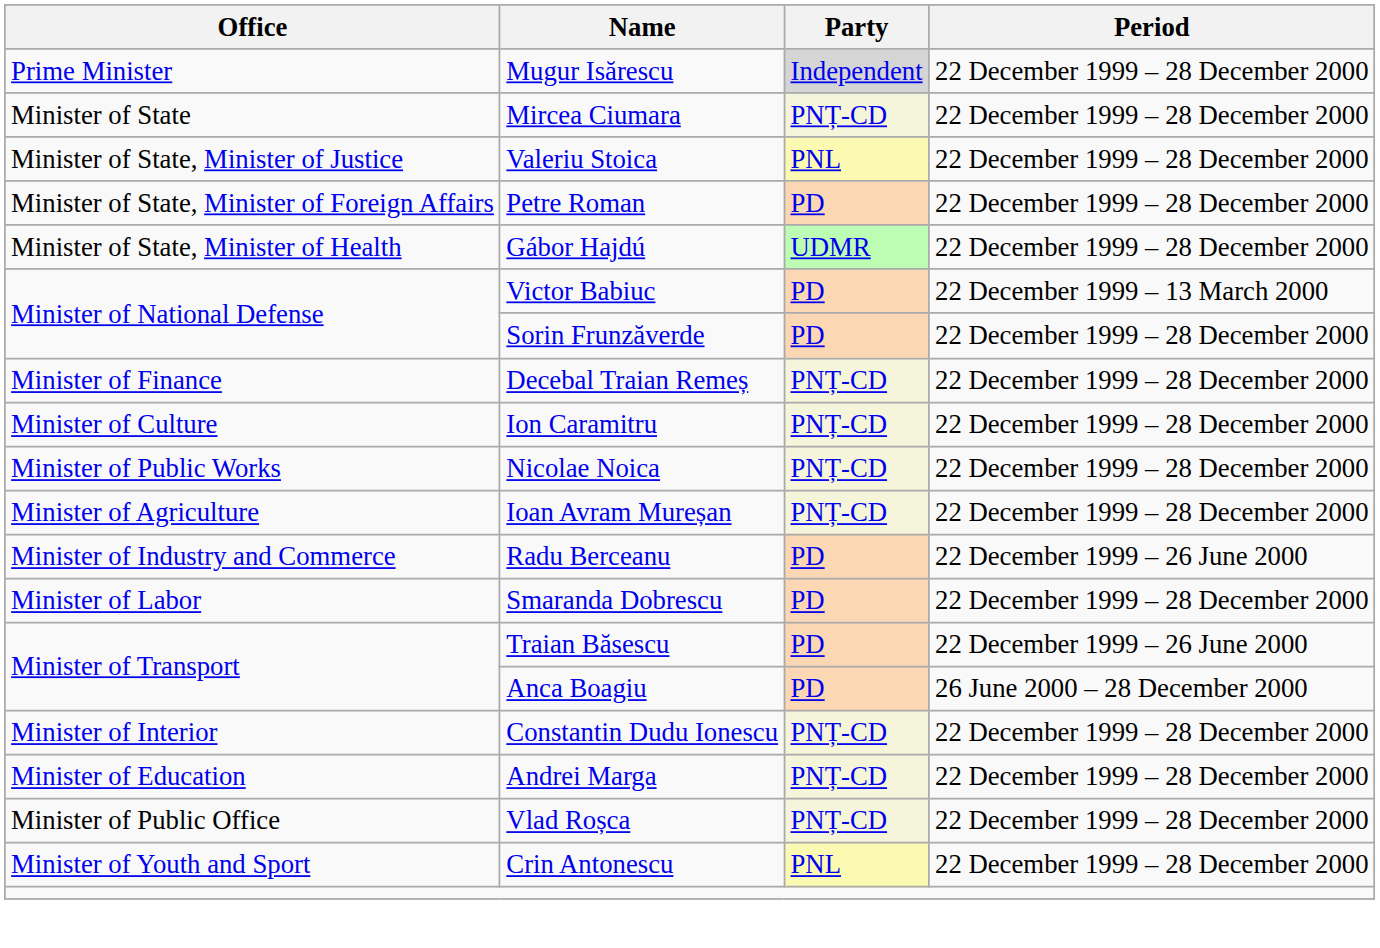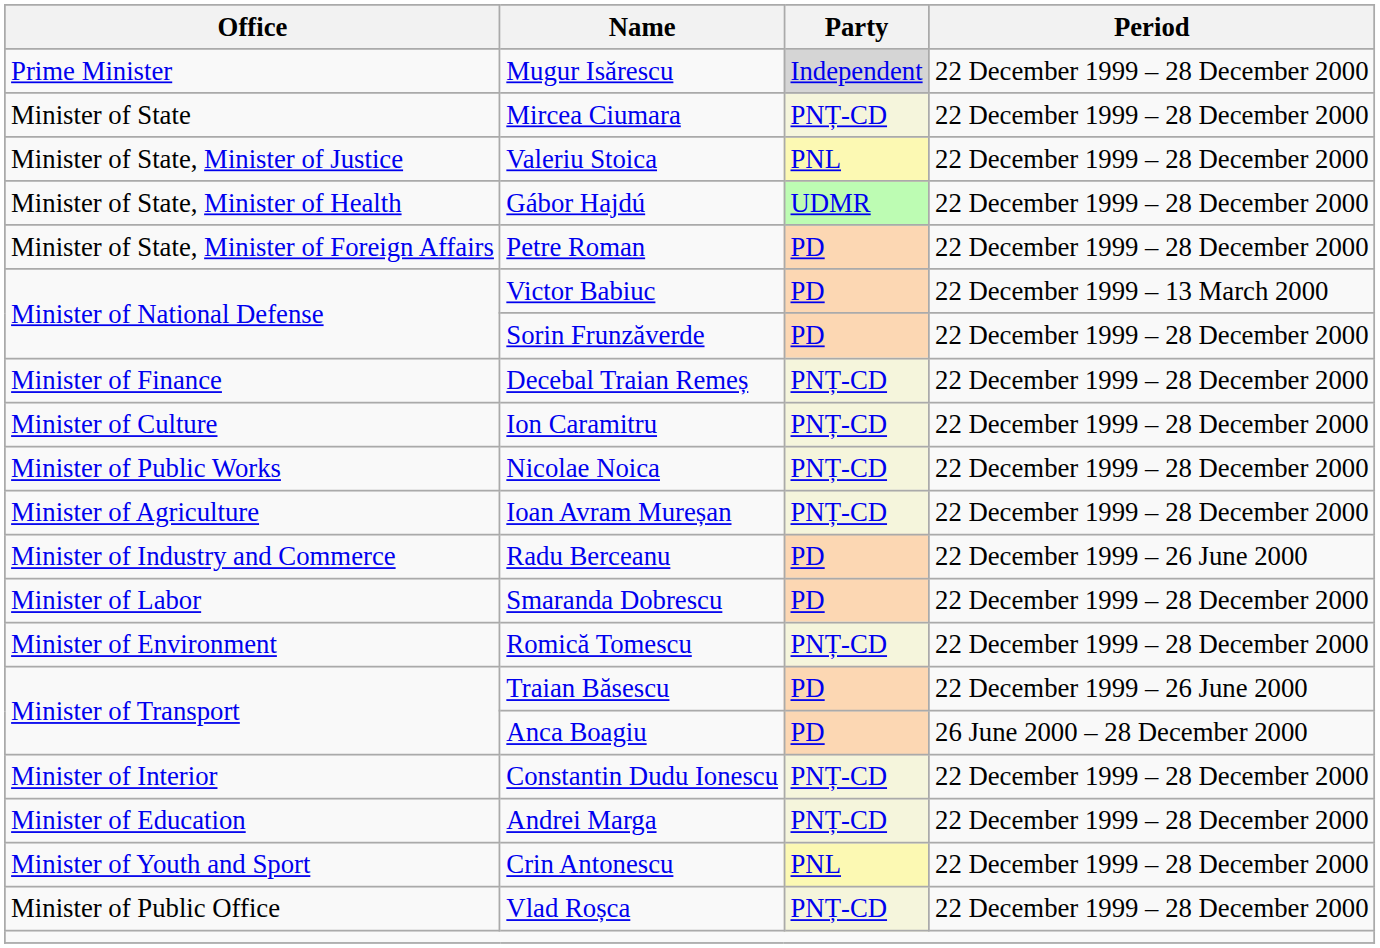rows swapped: (576, 247) <-> (576, 203)
+ row: (599, 644)
rows swapped: (568, 820) <-> (590, 864)
